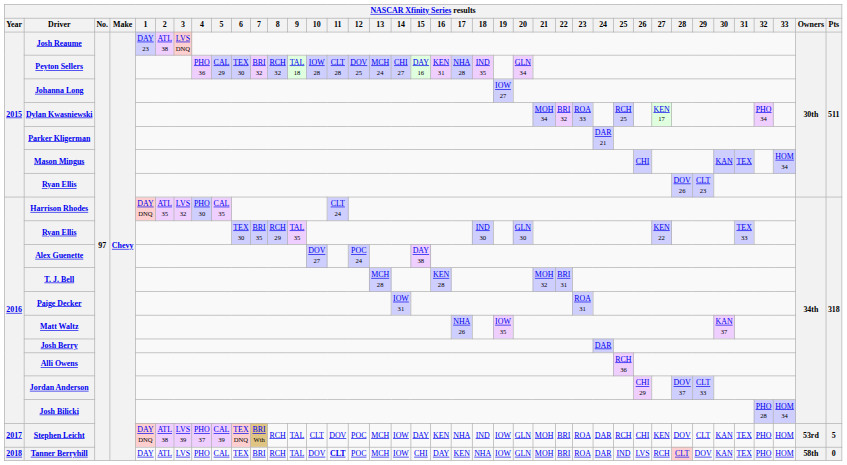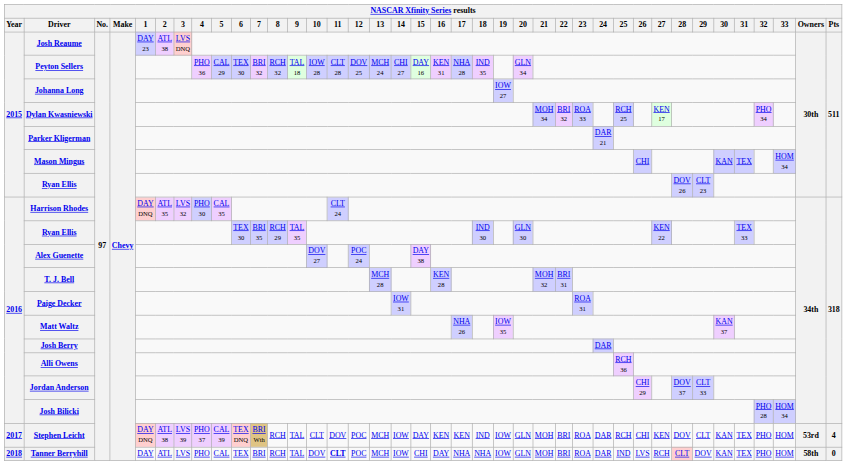(462, 435) NHA -> (462, 435) KEN
(834, 435) 5 -> (834, 435) 4
(462, 453) KEN -> (462, 453) NHA
